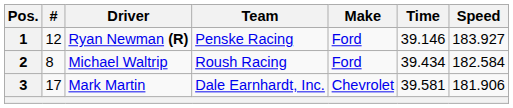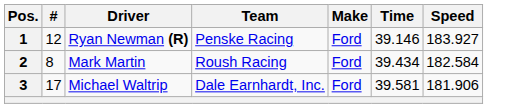(118, 62) Michael Waltrip -> (107, 62) Mark Martin
(107, 86) Mark Martin -> (118, 86) Michael Waltrip
(363, 86) Chevrolet -> (347, 86) Ford
